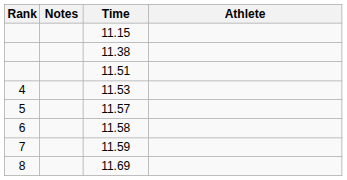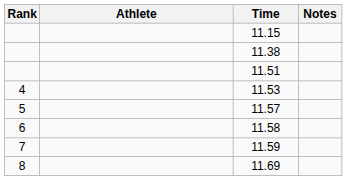columns swapped: (245, 14) <-> (61, 14)
